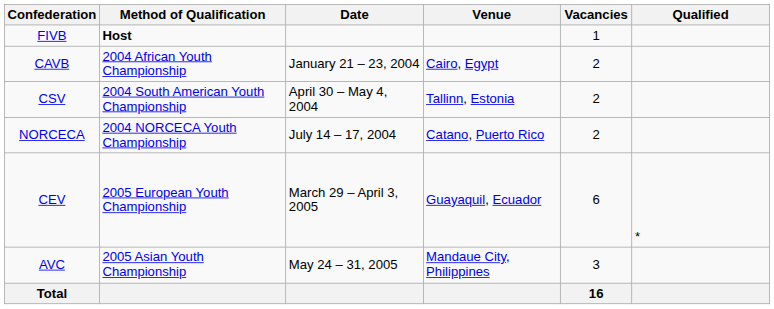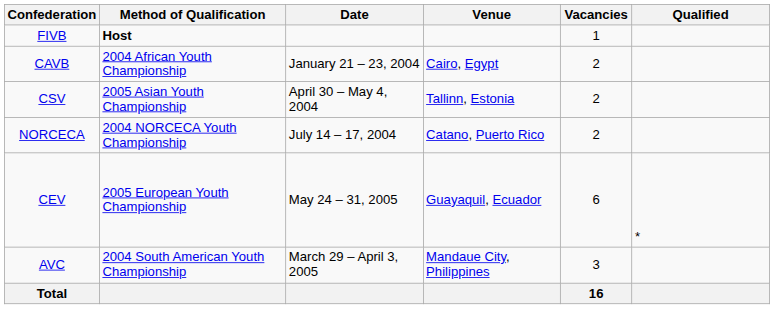(183, 99) 2004 South American Youth Championship -> (153, 99) 2005 Asian Youth Championship
(344, 200) March 29 – April 3, 2005 -> (343, 200) May 24 – 31, 2005
(153, 265) 2005 Asian Youth Championship -> (183, 265) 2004 South American Youth Championship
(343, 265) May 24 – 31, 2005 -> (344, 265) March 29 – April 3, 2005
